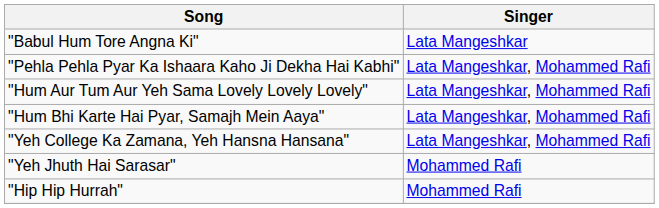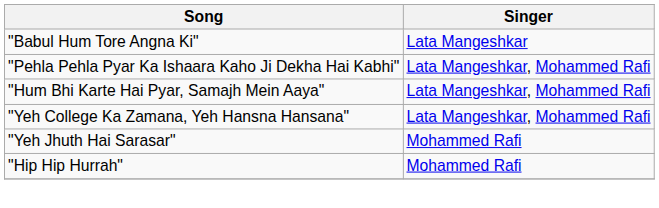- row: (188, 91)
